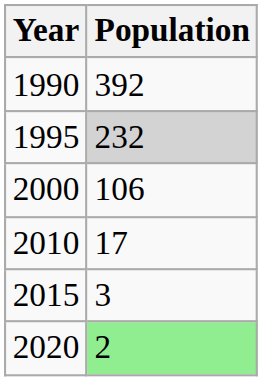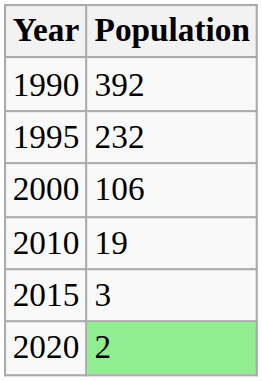(120, 136) lightgrey background -> (120, 136) no background
(111, 242) 17 -> (111, 242) 19
